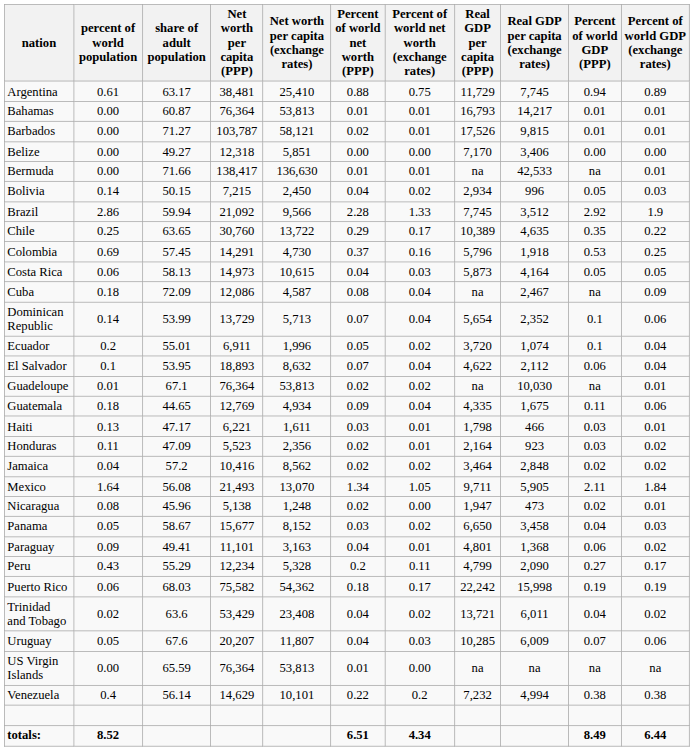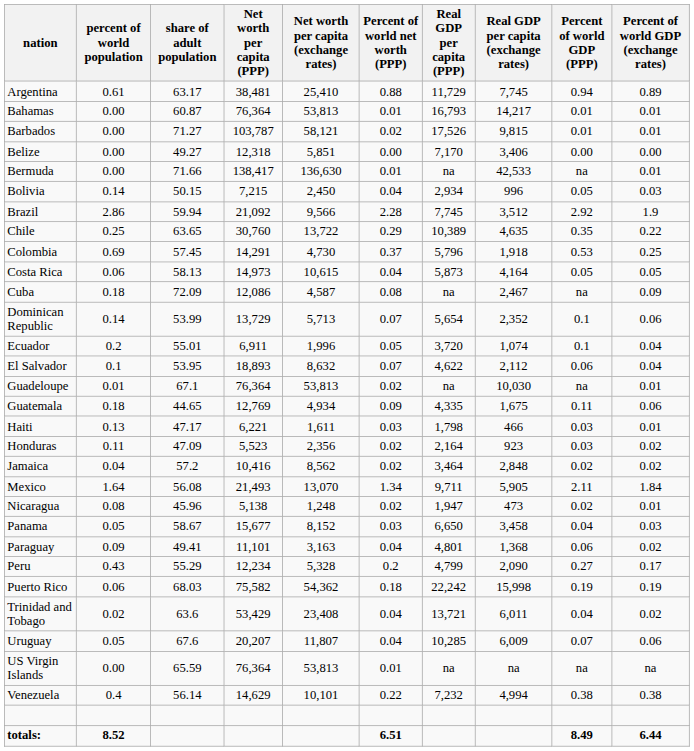- column: (420, 42)
